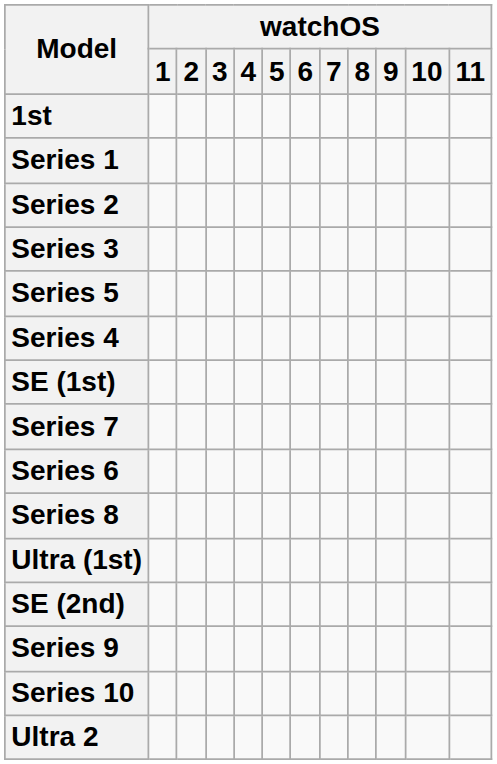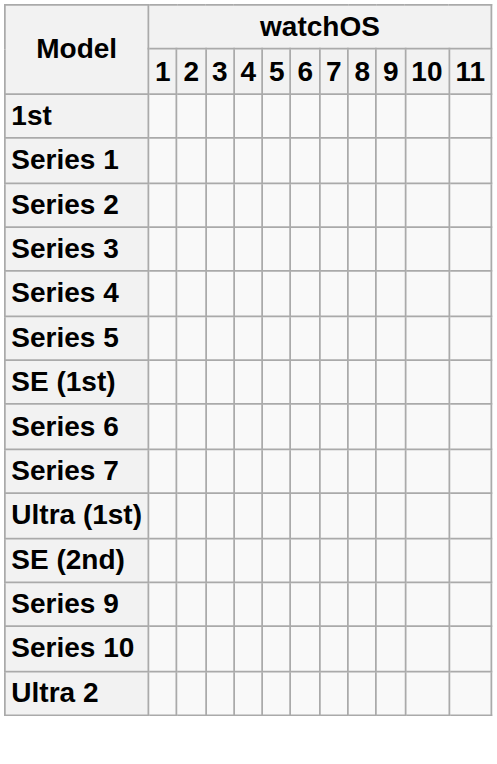rows swapped: (65, 337) <-> (65, 293)
rows swapped: (65, 470) <-> (65, 426)
- row: (65, 515)
